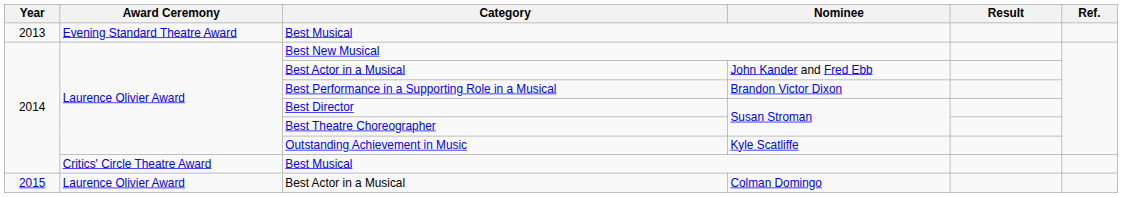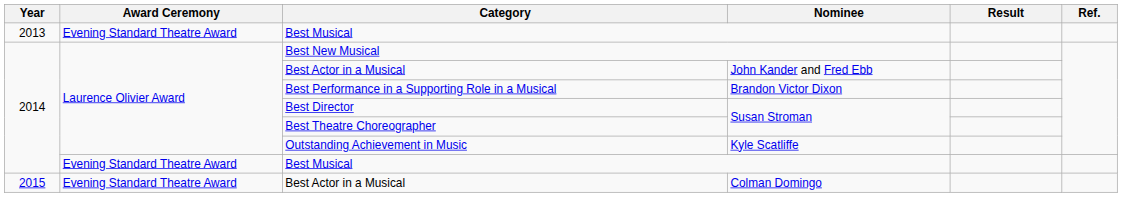(137, 164) Critics' Circle Theatre Award -> (150, 164) Evening Standard Theatre Award
(124, 182) Laurence Olivier Award -> (150, 182) Evening Standard Theatre Award
